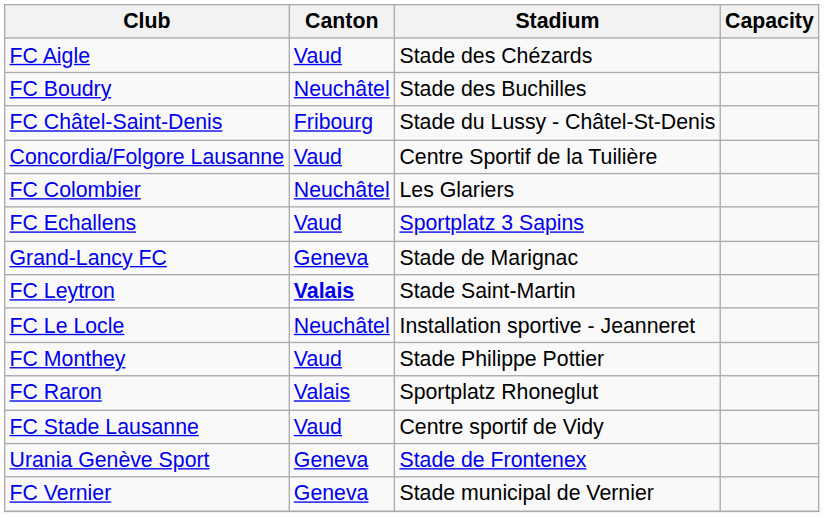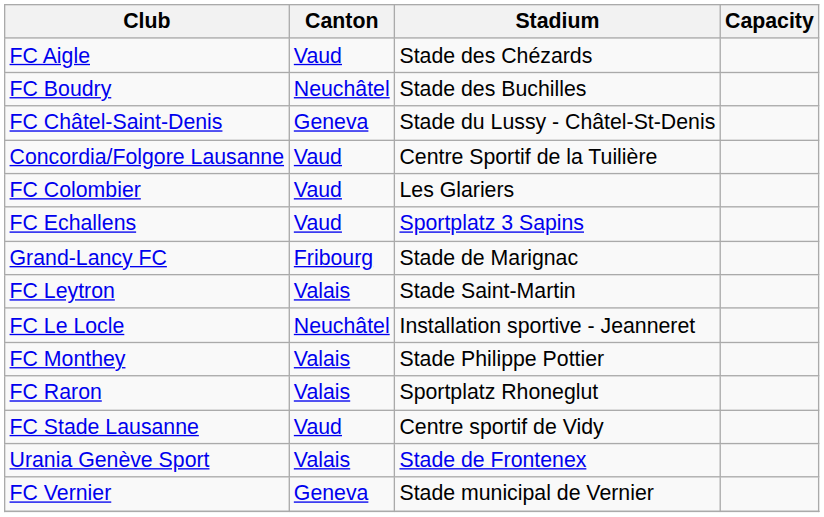(333, 122) Fribourg -> (331, 122) Geneva
(342, 190) Neuchâtel -> (318, 190) Vaud
(331, 257) Geneva -> (333, 257) Fribourg
(324, 291) bold -> (322, 291) normal
(318, 358) Vaud -> (322, 358) Valais
(331, 460) Geneva -> (322, 460) Valais
